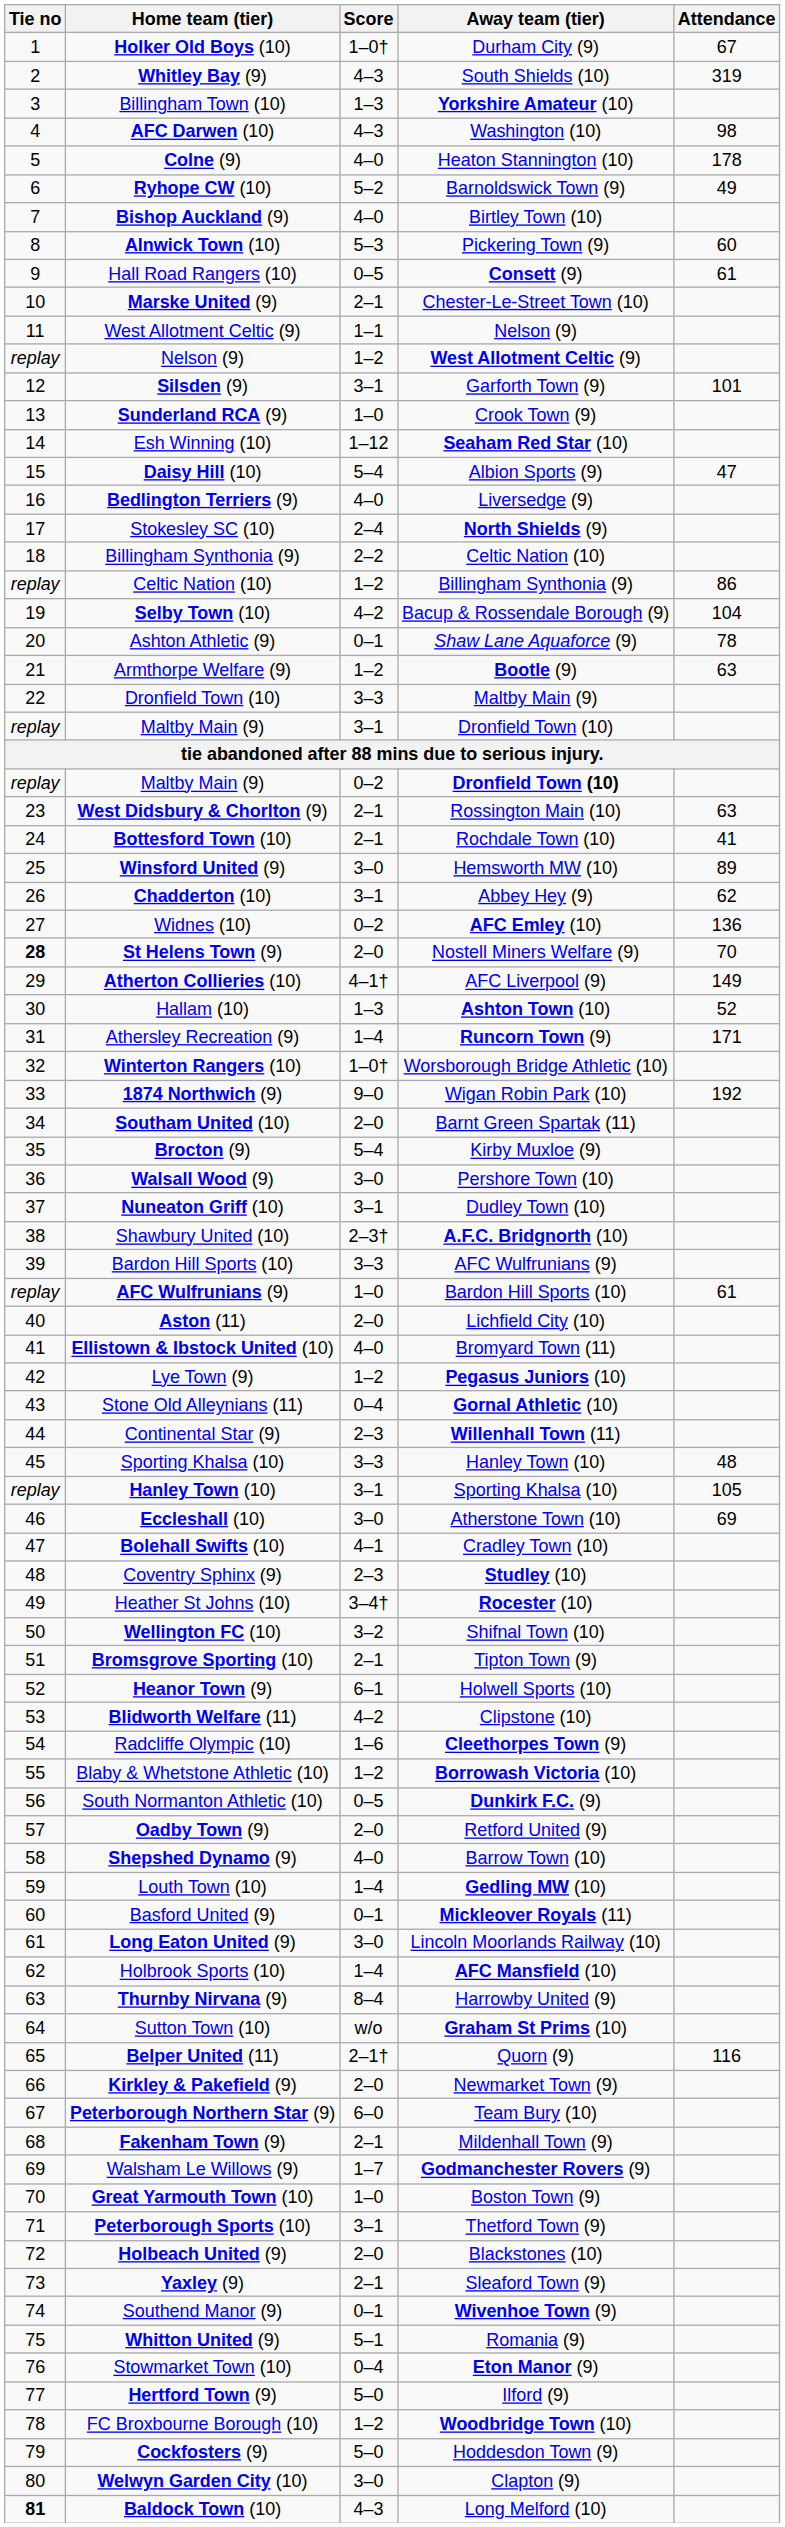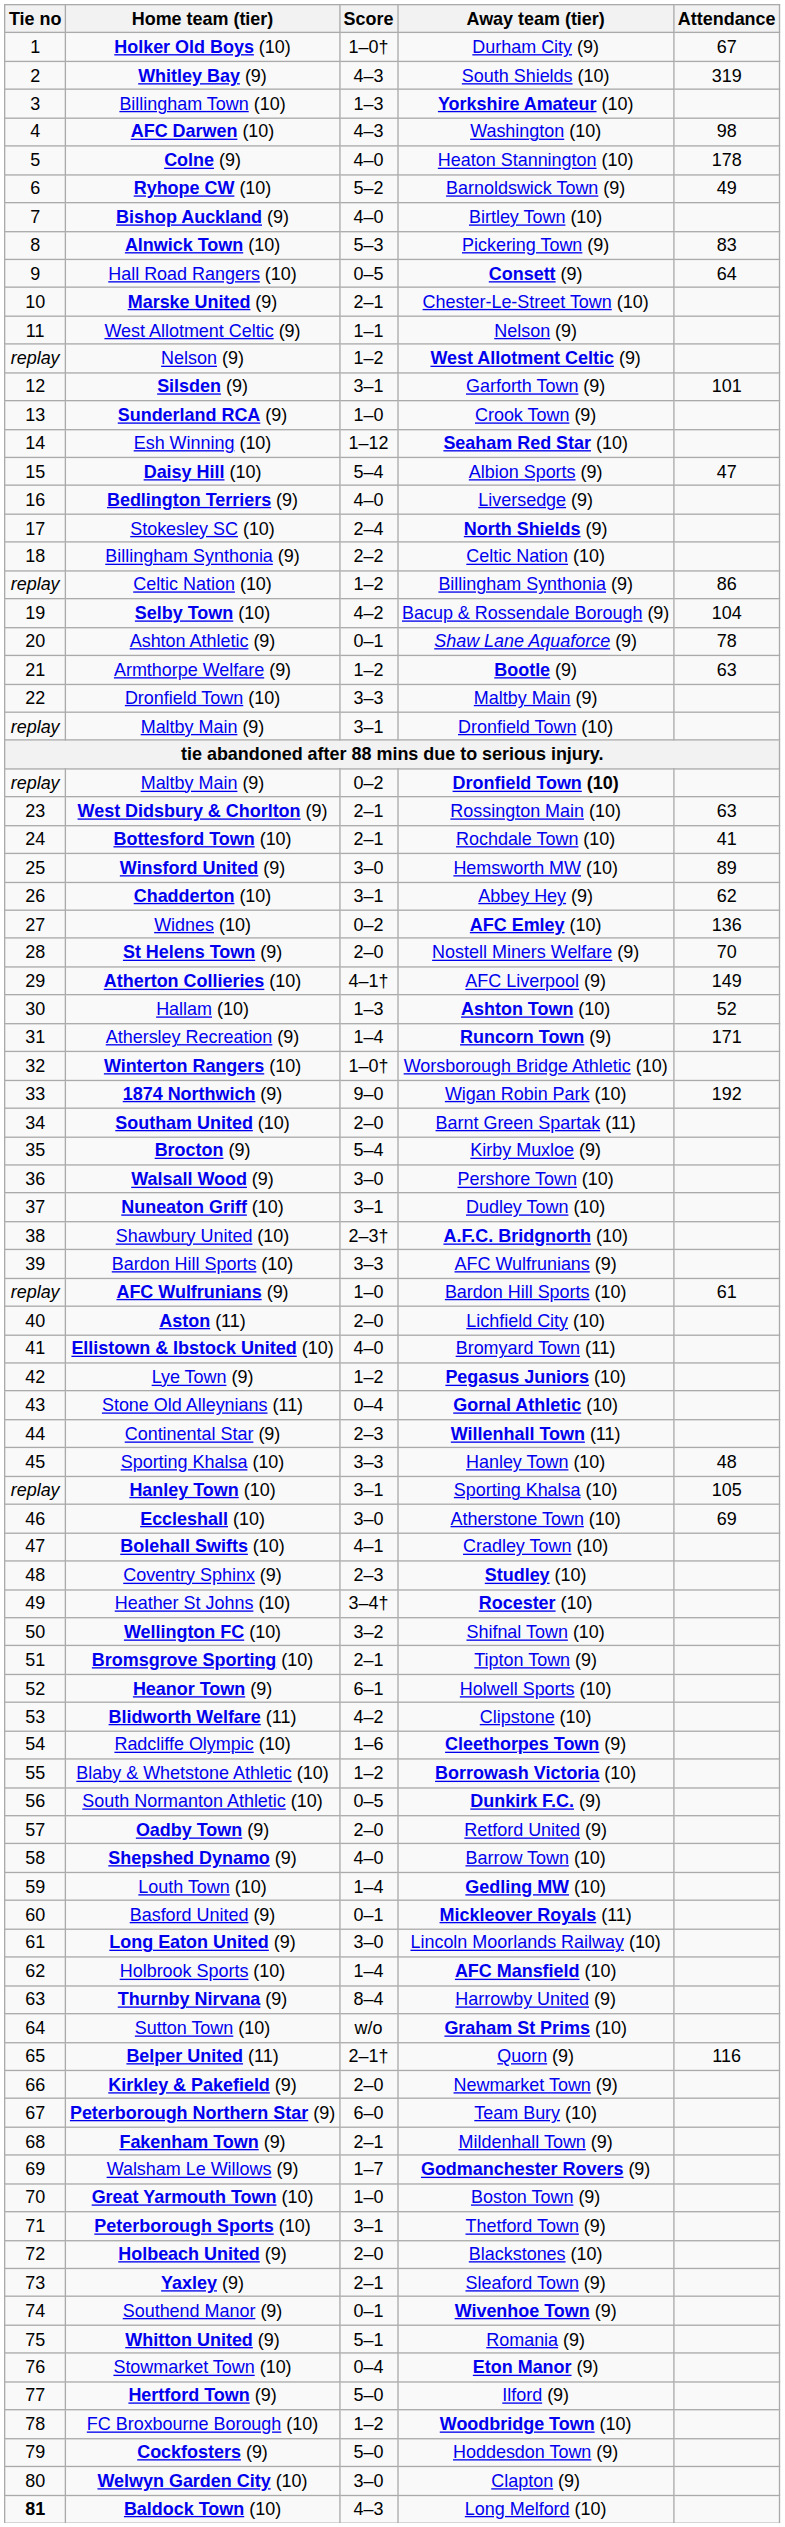(727, 245) 60 -> (727, 245) 83
(727, 273) 61 -> (727, 273) 64
(35, 952) bold -> (35, 952) normal
